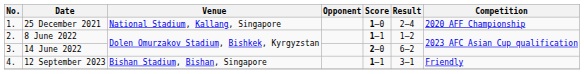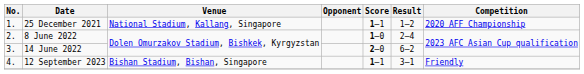(377, 24) 1–0 -> (377, 24) 1–1
(407, 24) 2–4 -> (407, 24) 1–2
(377, 37) 1–1 -> (377, 37) 1–0
(407, 37) 1–2 -> (407, 37) 2–4
